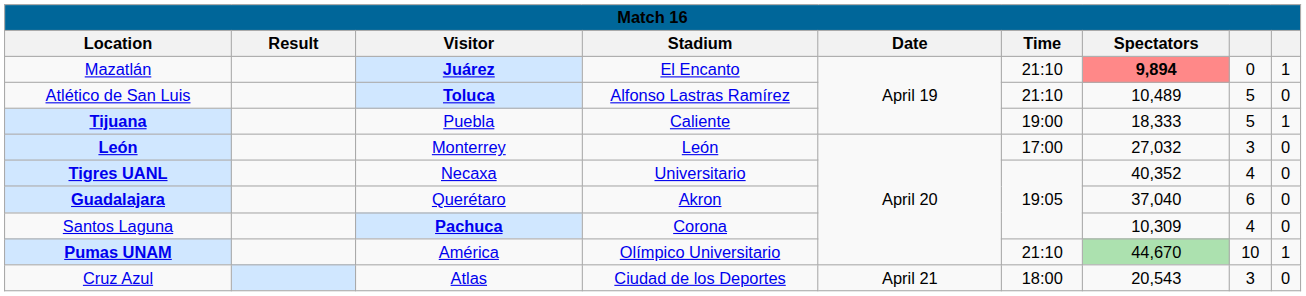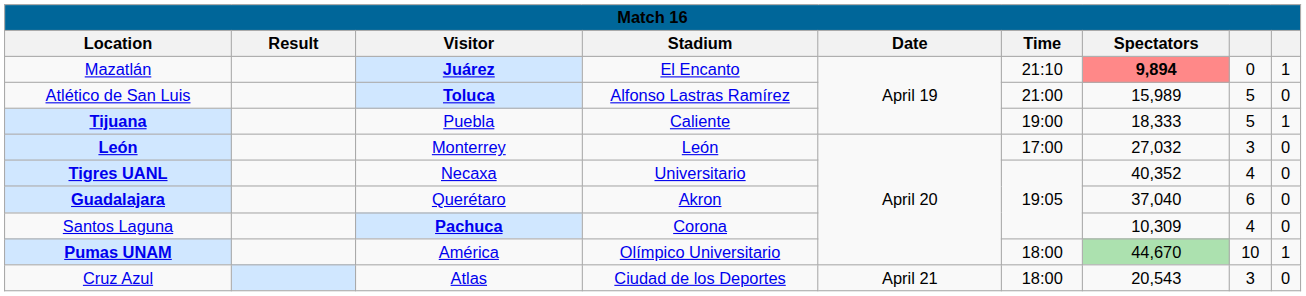(1042, 96) 21:10 -> (1042, 96) 21:00
(1156, 96) 10,489 -> (1156, 96) 15,989
(1042, 252) 21:10 -> (1042, 252) 18:00
